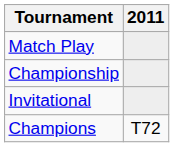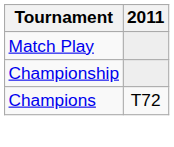- row: (50, 100)
